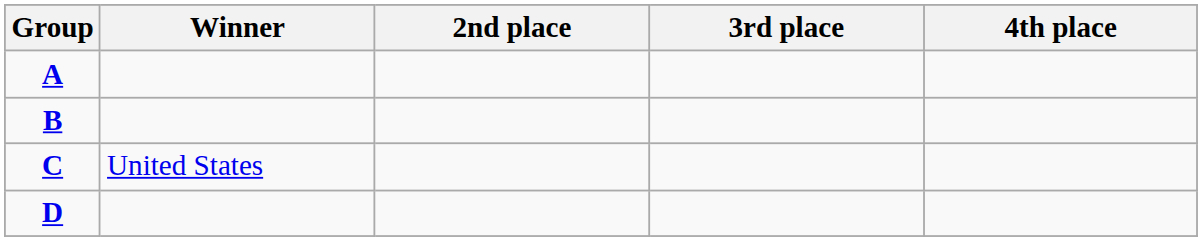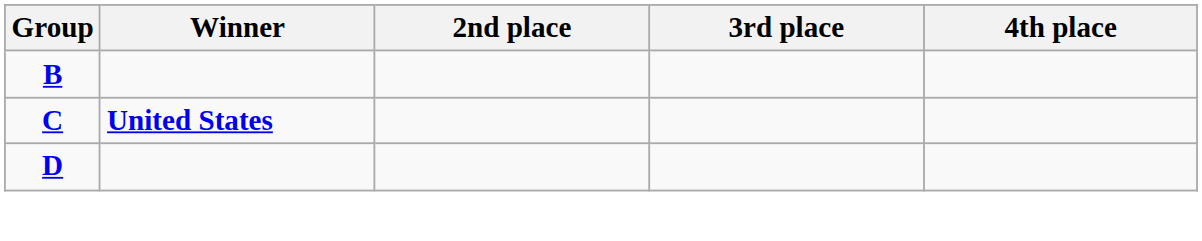- row: (53, 73)
(185, 166) normal -> (190, 119) bold
